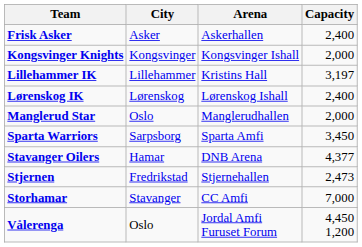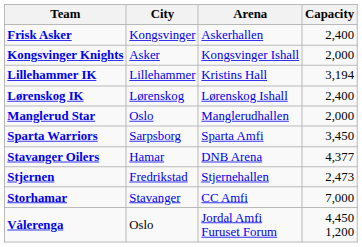(145, 34) Asker -> (162, 34) Kongsvinger
(162, 55) Kongsvinger -> (145, 55) Asker
(340, 75) 3,197 -> (340, 75) 3,194
